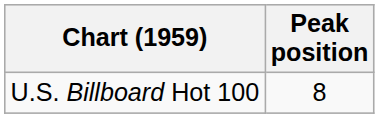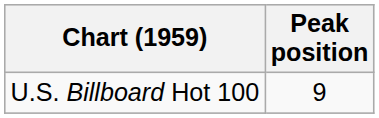(320, 92) 8 -> (320, 92) 9
